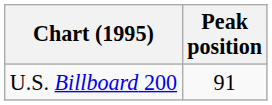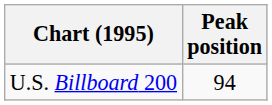(225, 81) 91 -> (225, 81) 94
